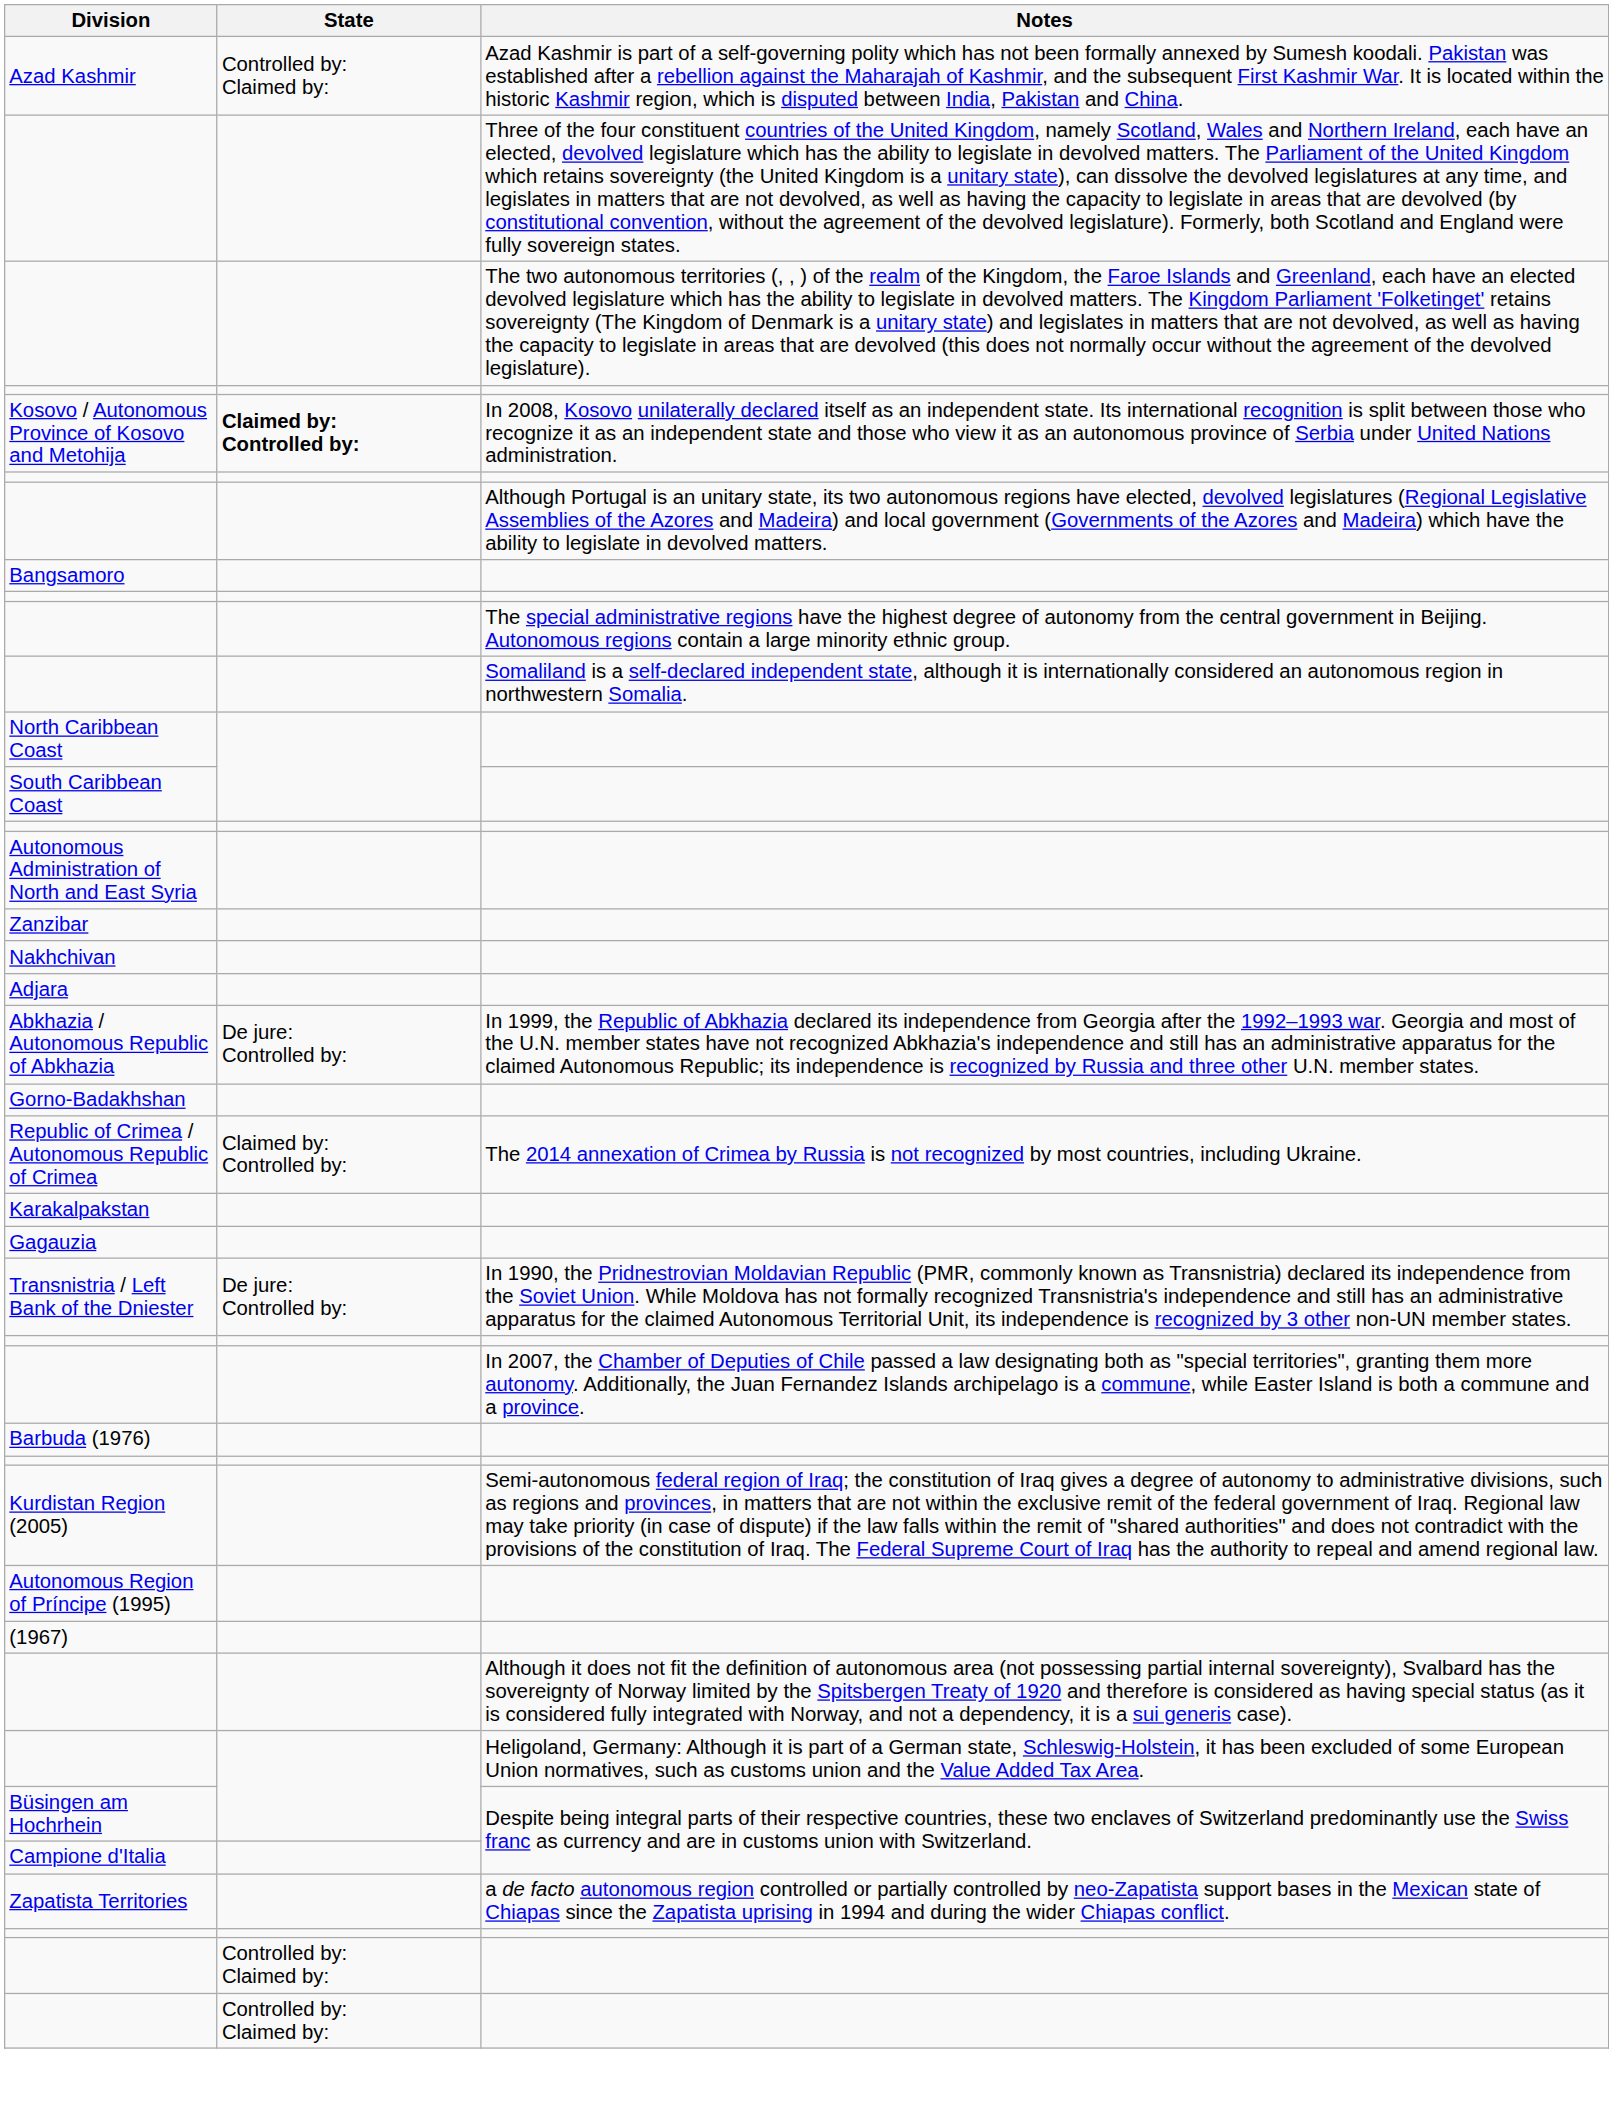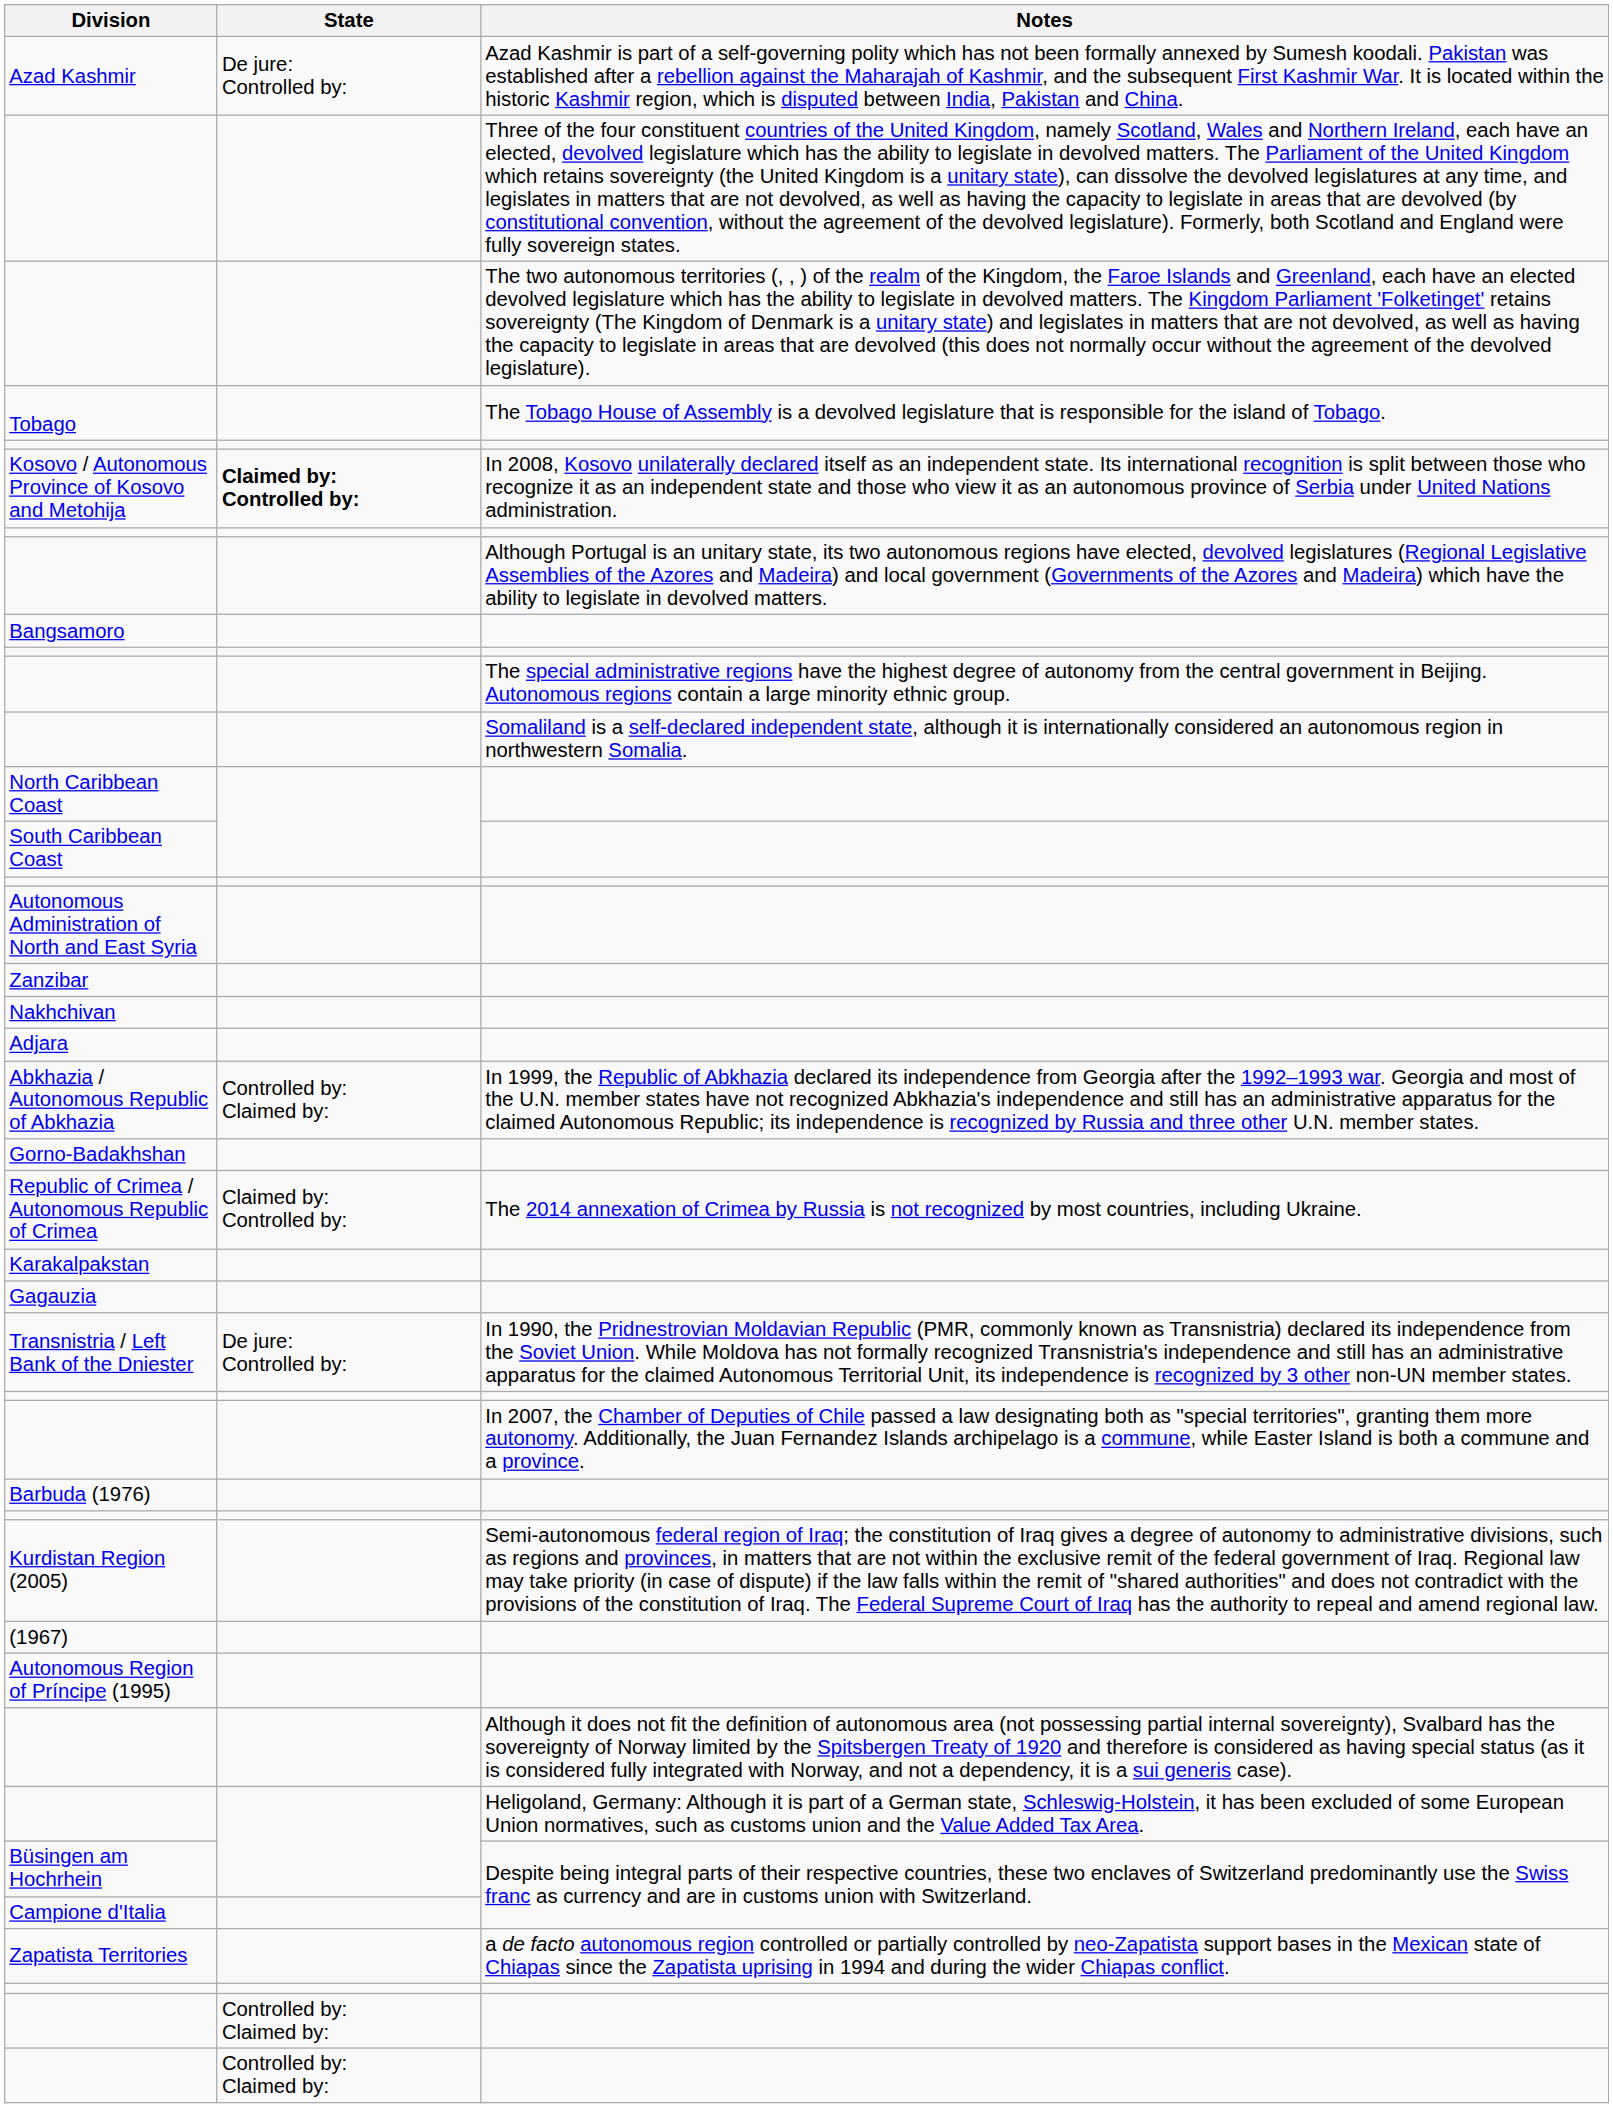(285, 75) Controlled by: Claimed by: -> (285, 75) De jure: Controlled by:
+ row: (43, 423)
(285, 1044) De jure: Controlled by: -> (285, 1099) Controlled by: Claimed by:
rows swapped: (39, 1636) <-> (101, 1593)
